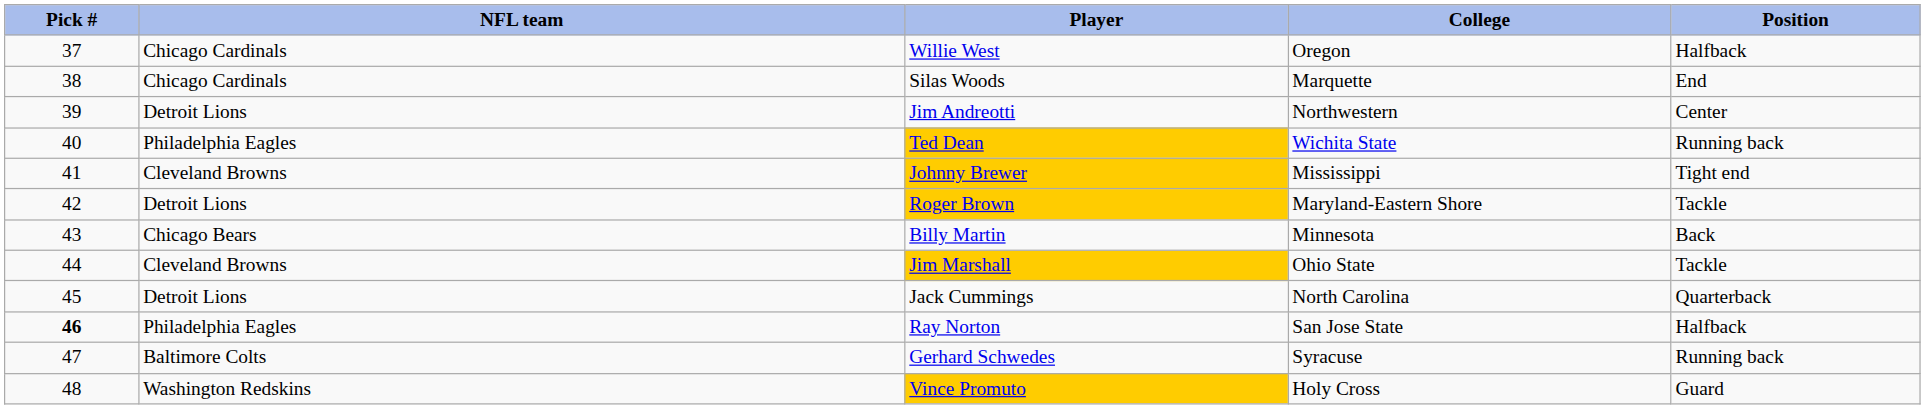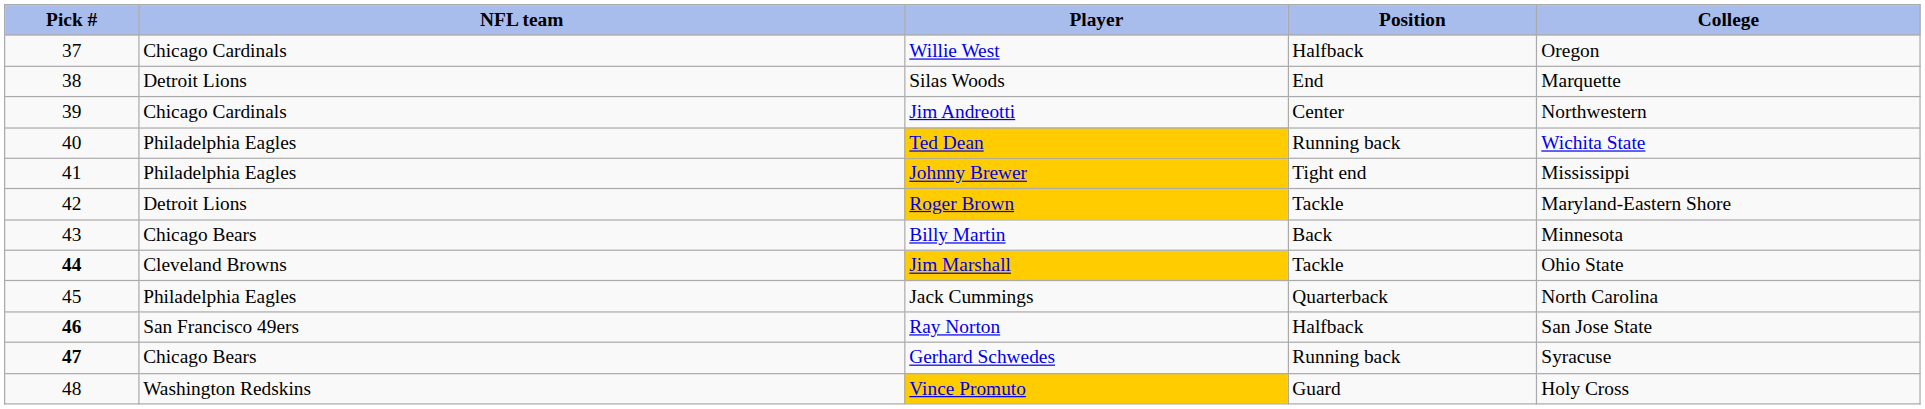columns swapped: (1796, 19) <-> (1479, 19)
(215, 81) Chicago Cardinals -> (195, 81) Detroit Lions
(195, 111) Detroit Lions -> (215, 111) Chicago Cardinals
(215, 173) Cleveland Browns -> (220, 173) Philadelphia Eagles
(72, 265) normal -> (72, 265) bold
(195, 296) Detroit Lions -> (220, 296) Philadelphia Eagles
(220, 326) Philadelphia Eagles -> (221, 326) San Francisco 49ers
(72, 357) normal -> (72, 357) bold
(205, 357) Baltimore Colts -> (200, 357) Chicago Bears
